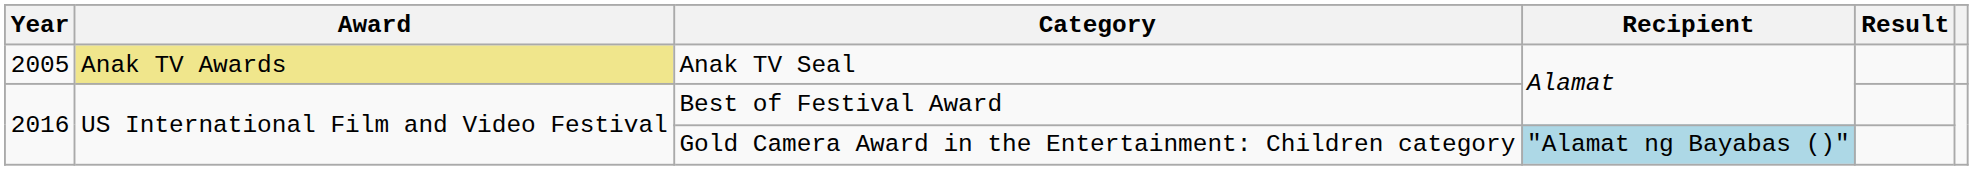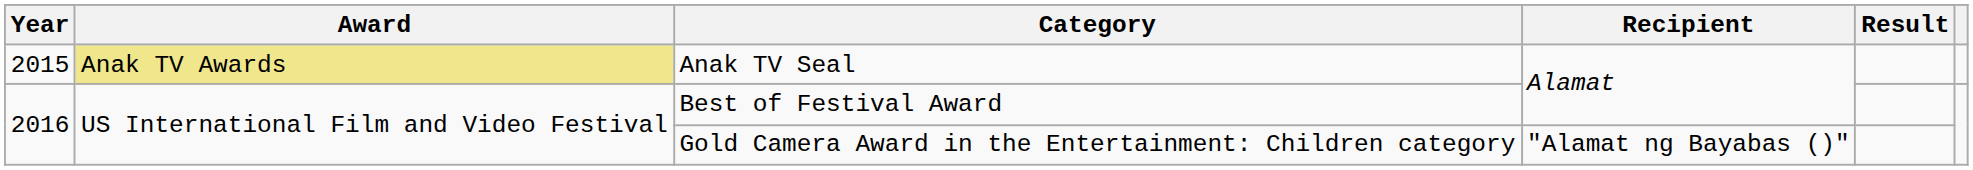(40, 65) 2005 -> (40, 65) 2015
(1688, 144) lightblue background -> (1688, 144) no background
